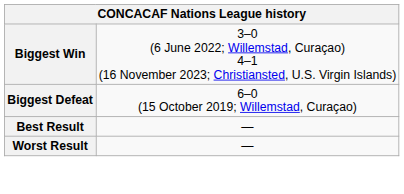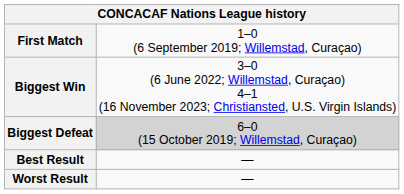+ row: (50, 41)
(247, 101) no background -> (247, 134) lightgrey background
